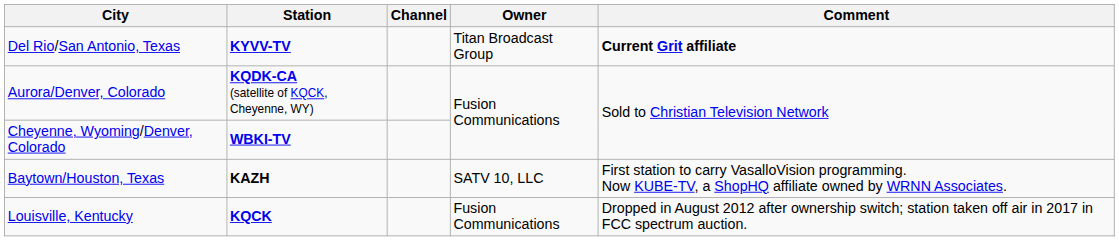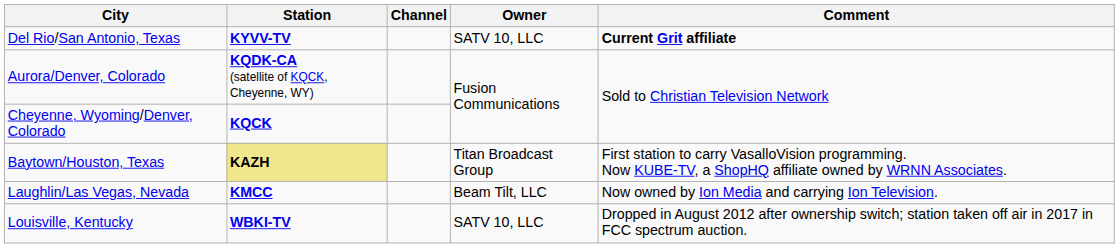(503, 46) Titan Broadcast Group -> (498, 38) SATV 10, LLC
(260, 139) WBKI-TV -> (251, 123) KQCK
(250, 178) no background -> (250, 162) khaki background
(498, 178) SATV 10, LLC -> (503, 162) Titan Broadcast Group
+ row: (98, 192)
(251, 216) KQCK -> (260, 223) WBKI-TV
(507, 216) Fusion Communications -> (498, 223) SATV 10, LLC
